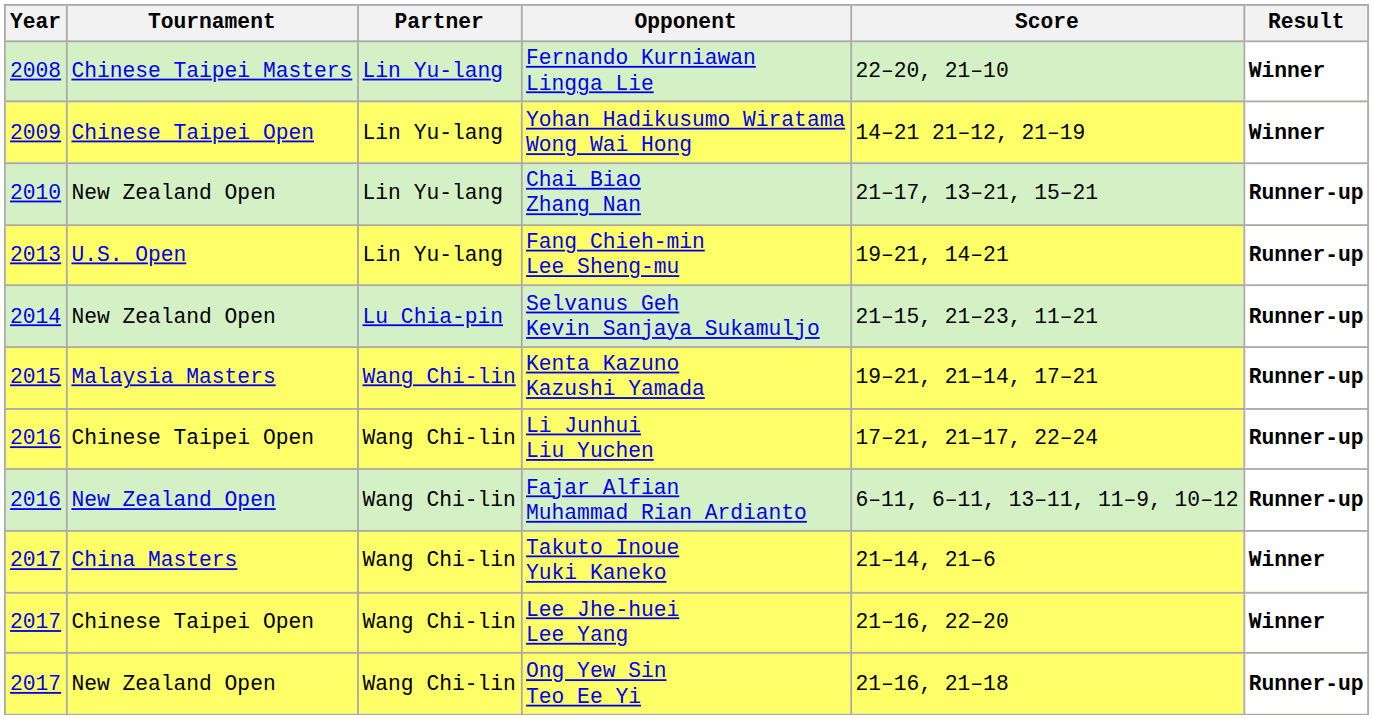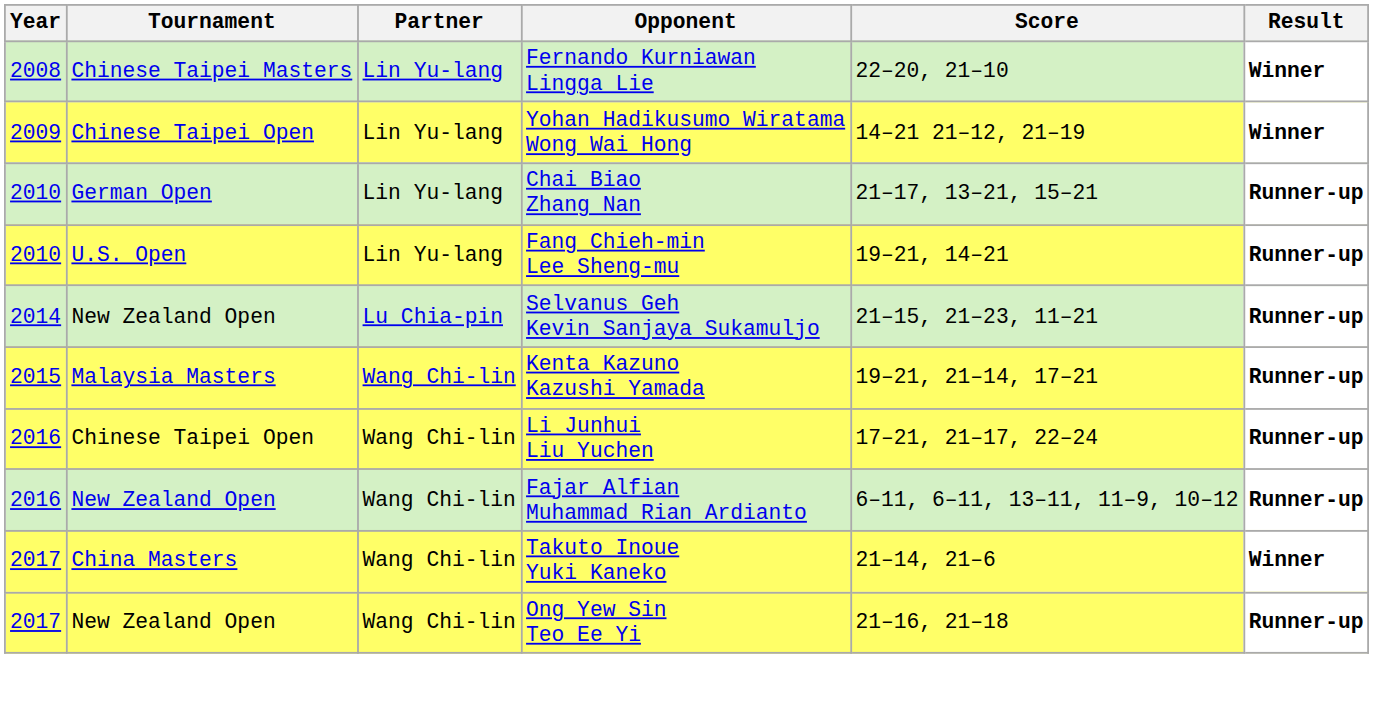(174, 194) New Zealand Open -> (142, 194) German Open
(36, 255) 2013 -> (36, 255) 2010
- row: (603, 622)
